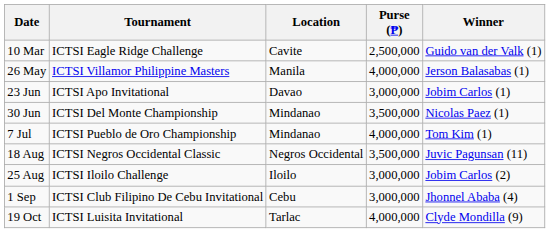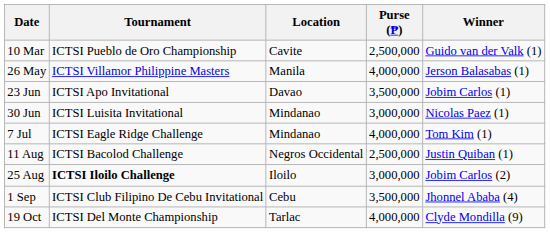(128, 50) ICTSI Eagle Ridge Challenge -> (144, 50) ICTSI Pueblo de Oro Championship
(394, 92) 3,000,000 -> (394, 92) 3,500,000
(135, 113) ICTSI Del Monte Championship -> (118, 113) ICTSI Luisita Invitational
(394, 113) 3,500,000 -> (394, 113) 3,000,000
(144, 134) ICTSI Pueblo de Oro Championship -> (128, 134) ICTSI Eagle Ridge Challenge
+ row: (26, 154)
- row: (26, 154)
(110, 175) normal -> (113, 175) bold
(394, 196) 3,000,000 -> (394, 196) 3,500,000
(118, 217) ICTSI Luisita Invitational -> (135, 217) ICTSI Del Monte Championship
